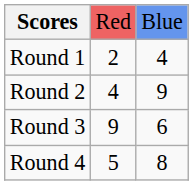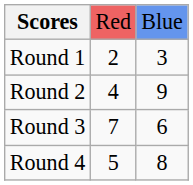(162, 57) 4 -> (162, 57) 3
(113, 127) 9 -> (113, 127) 7
